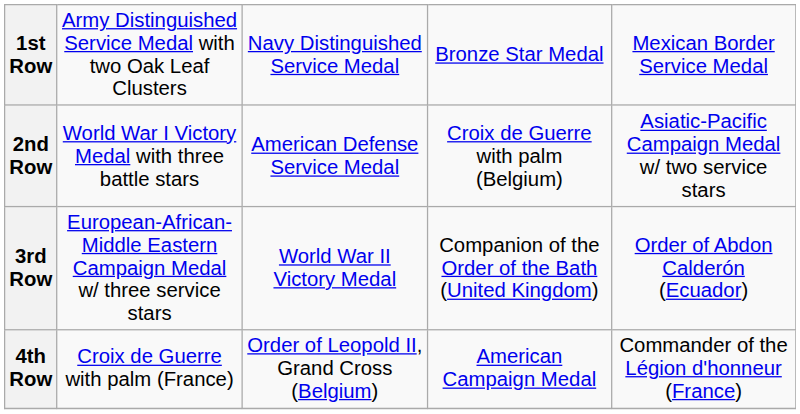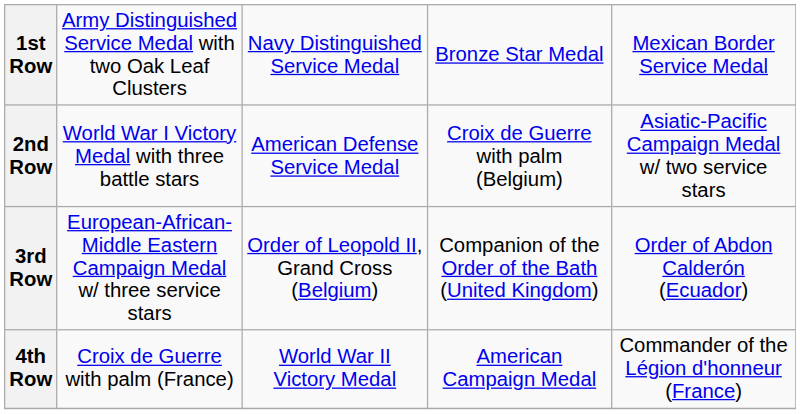(335, 267) World War II Victory Medal -> (335, 267) Order of Leopold II, Grand Cross (Belgium)
(335, 368) Order of Leopold II, Grand Cross (Belgium) -> (335, 368) World War II Victory Medal
